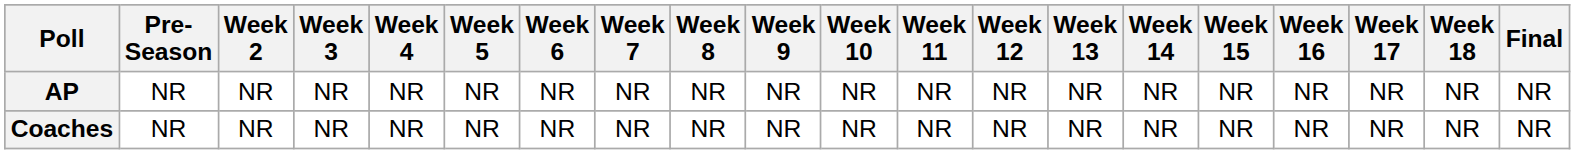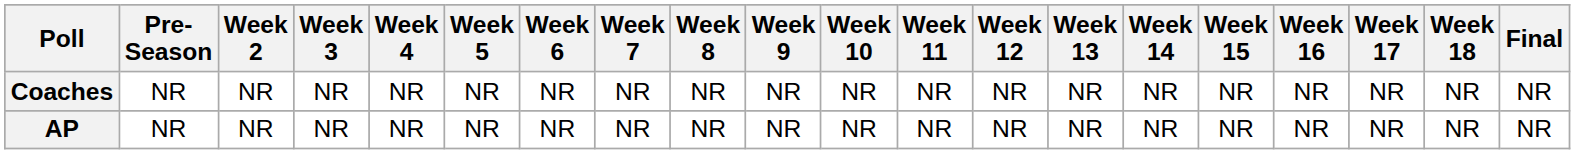rows swapped: (62, 91) <-> (62, 130)
